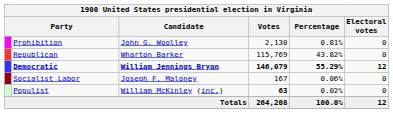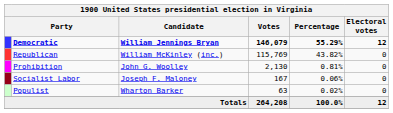rows swapped: (35, 67) <-> (38, 43)
(152, 55) Wharton Barker -> (172, 55) William McKinley (inc.)
(172, 91) William McKinley (inc.) -> (152, 91) Wharton Barker
(283, 91) bold -> (283, 91) normal
